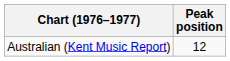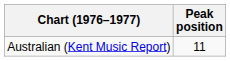(199, 46) 12 -> (199, 46) 11
